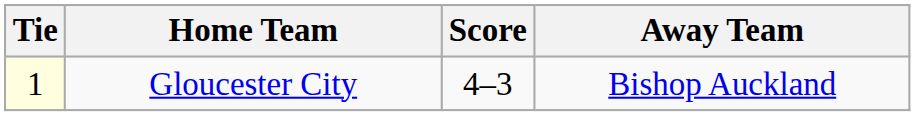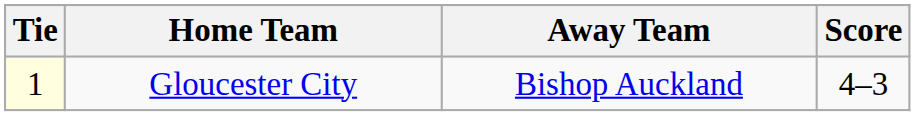columns swapped: (488, 30) <-> (722, 30)
